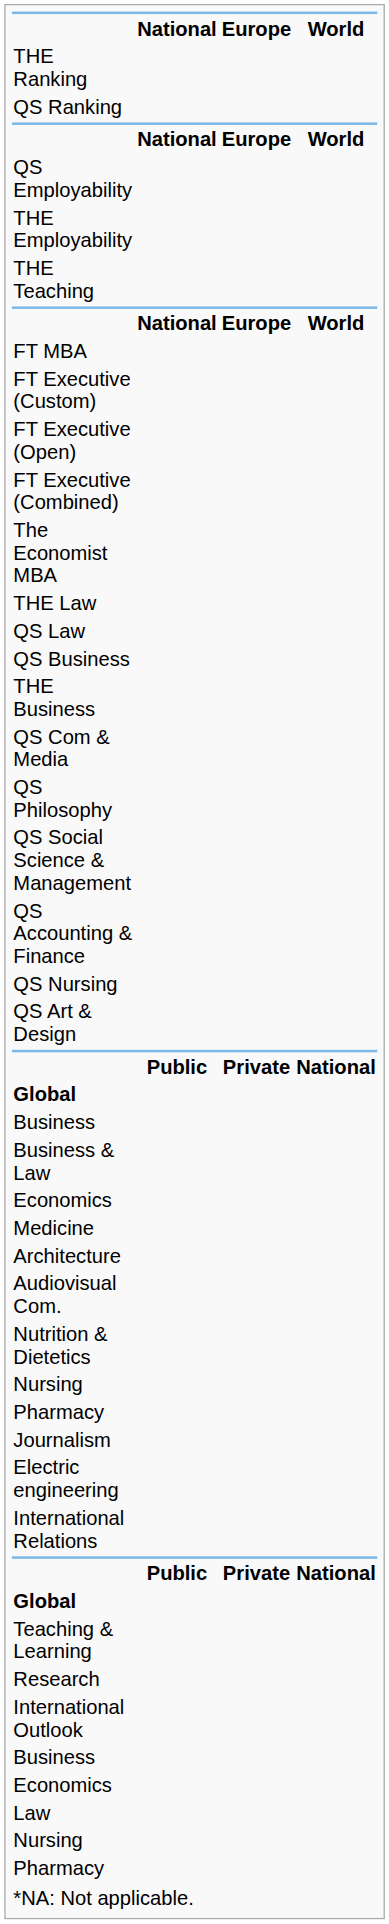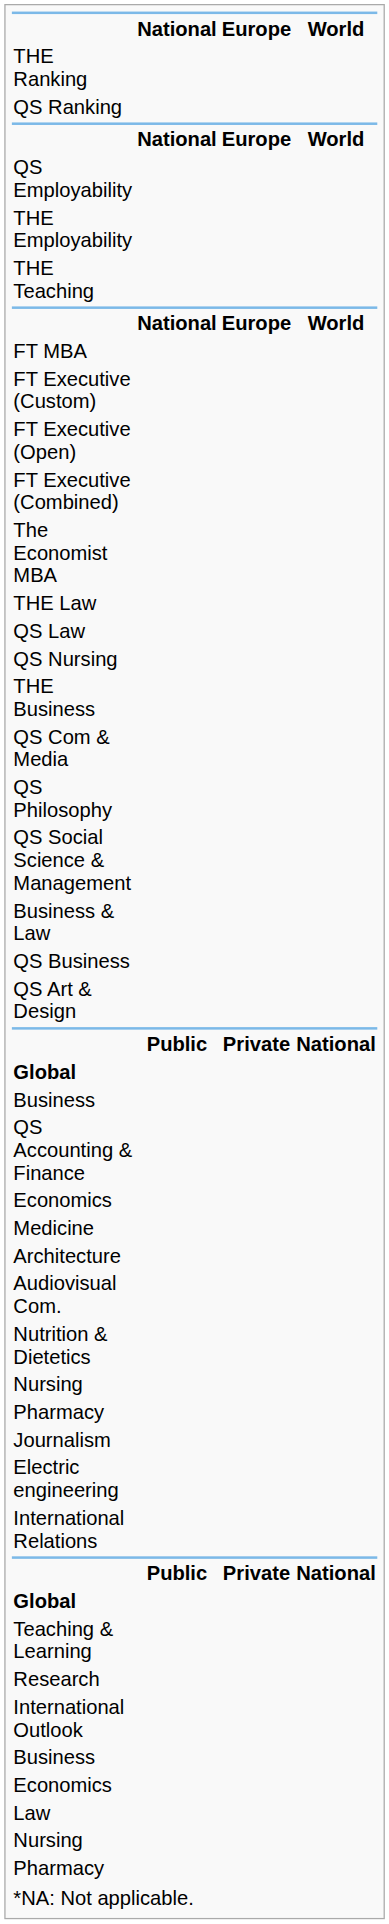rows swapped: (72, 659) <-> (65, 984)
rows swapped: (73, 933) <-> (64, 1162)
